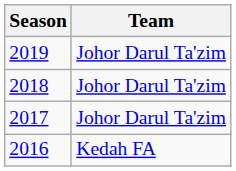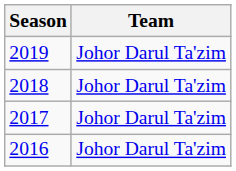(116, 149) Kedah FA -> (151, 149) Johor Darul Ta'zim
